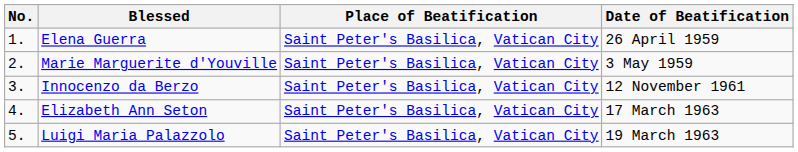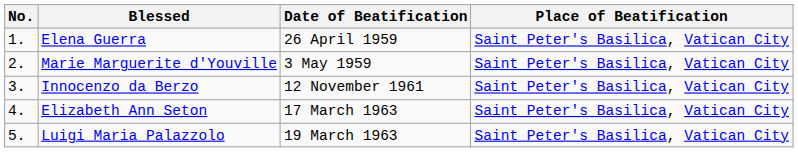columns swapped: (697, 16) <-> (441, 16)
